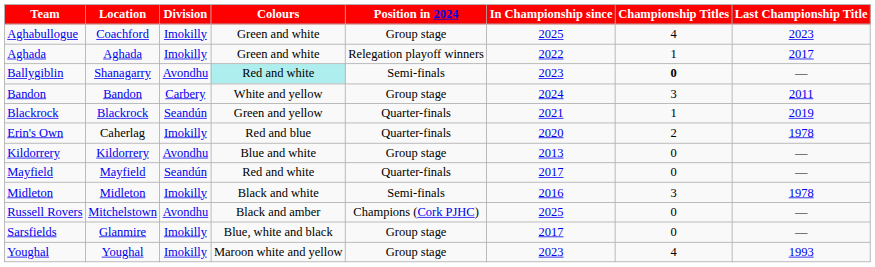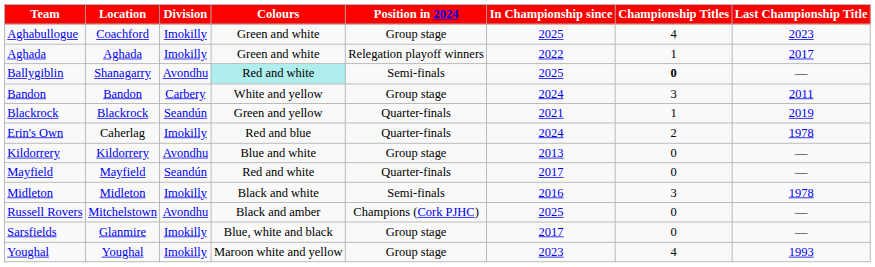(551, 73) 2023 -> (551, 73) 2025
(551, 133) 2020 -> (551, 133) 2024
